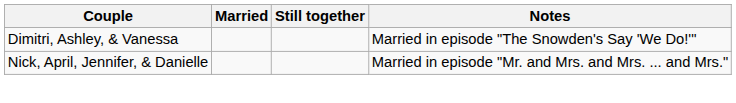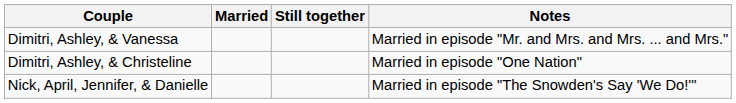(534, 39) Married in episode "The Snowden's Say 'We Do!'" -> (550, 39) Married in episode "Mr. and Mrs. and Mrs. ... and Mrs."
+ row: (100, 62)
(550, 62) Married in episode "Mr. and Mrs. and Mrs. ... and Mrs." -> (534, 86) Married in episode "The Snowden's Say 'We Do!'"
